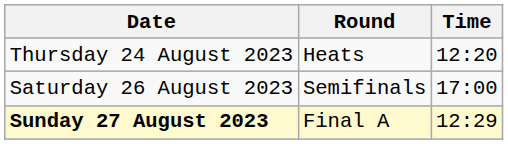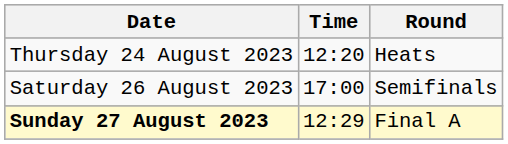columns swapped: (467, 22) <-> (365, 22)
